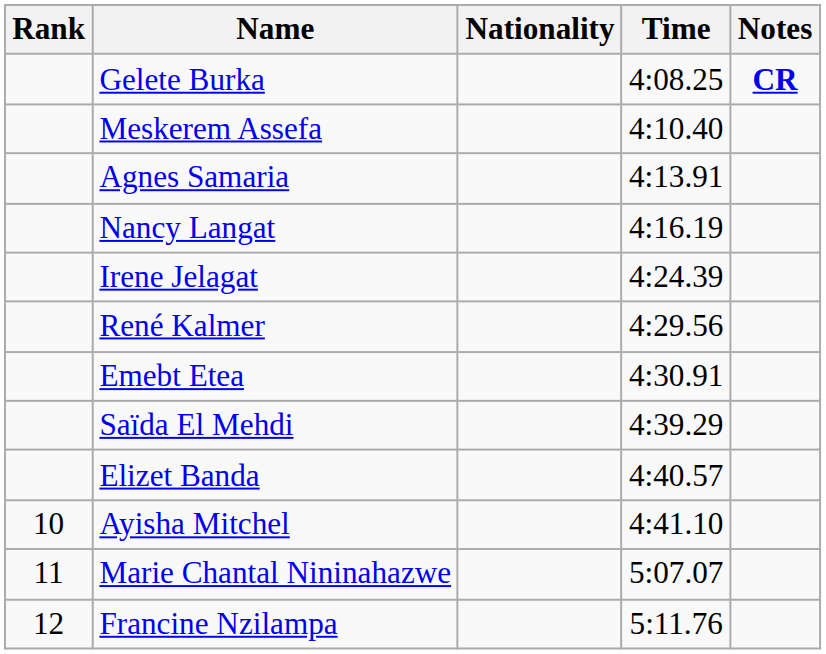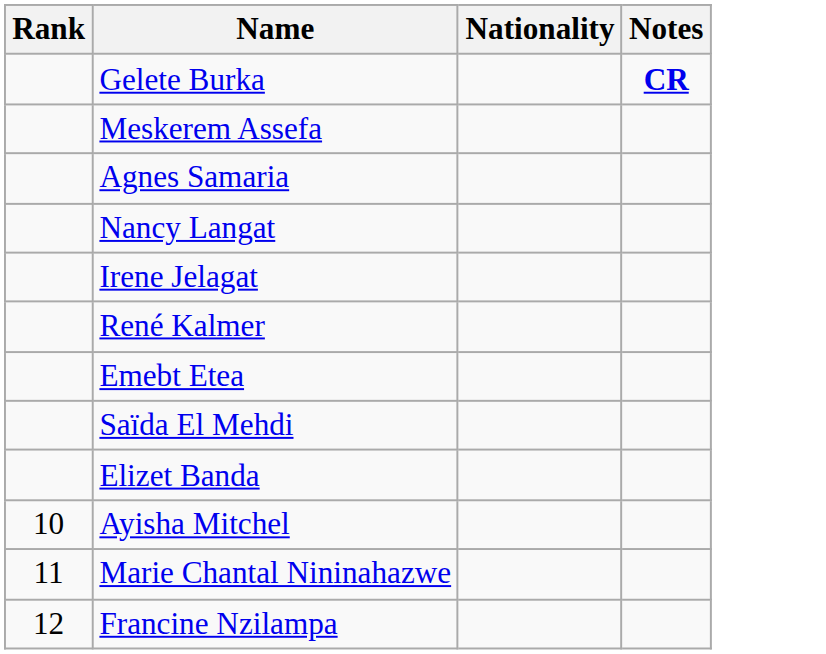- column: (676, 29)
